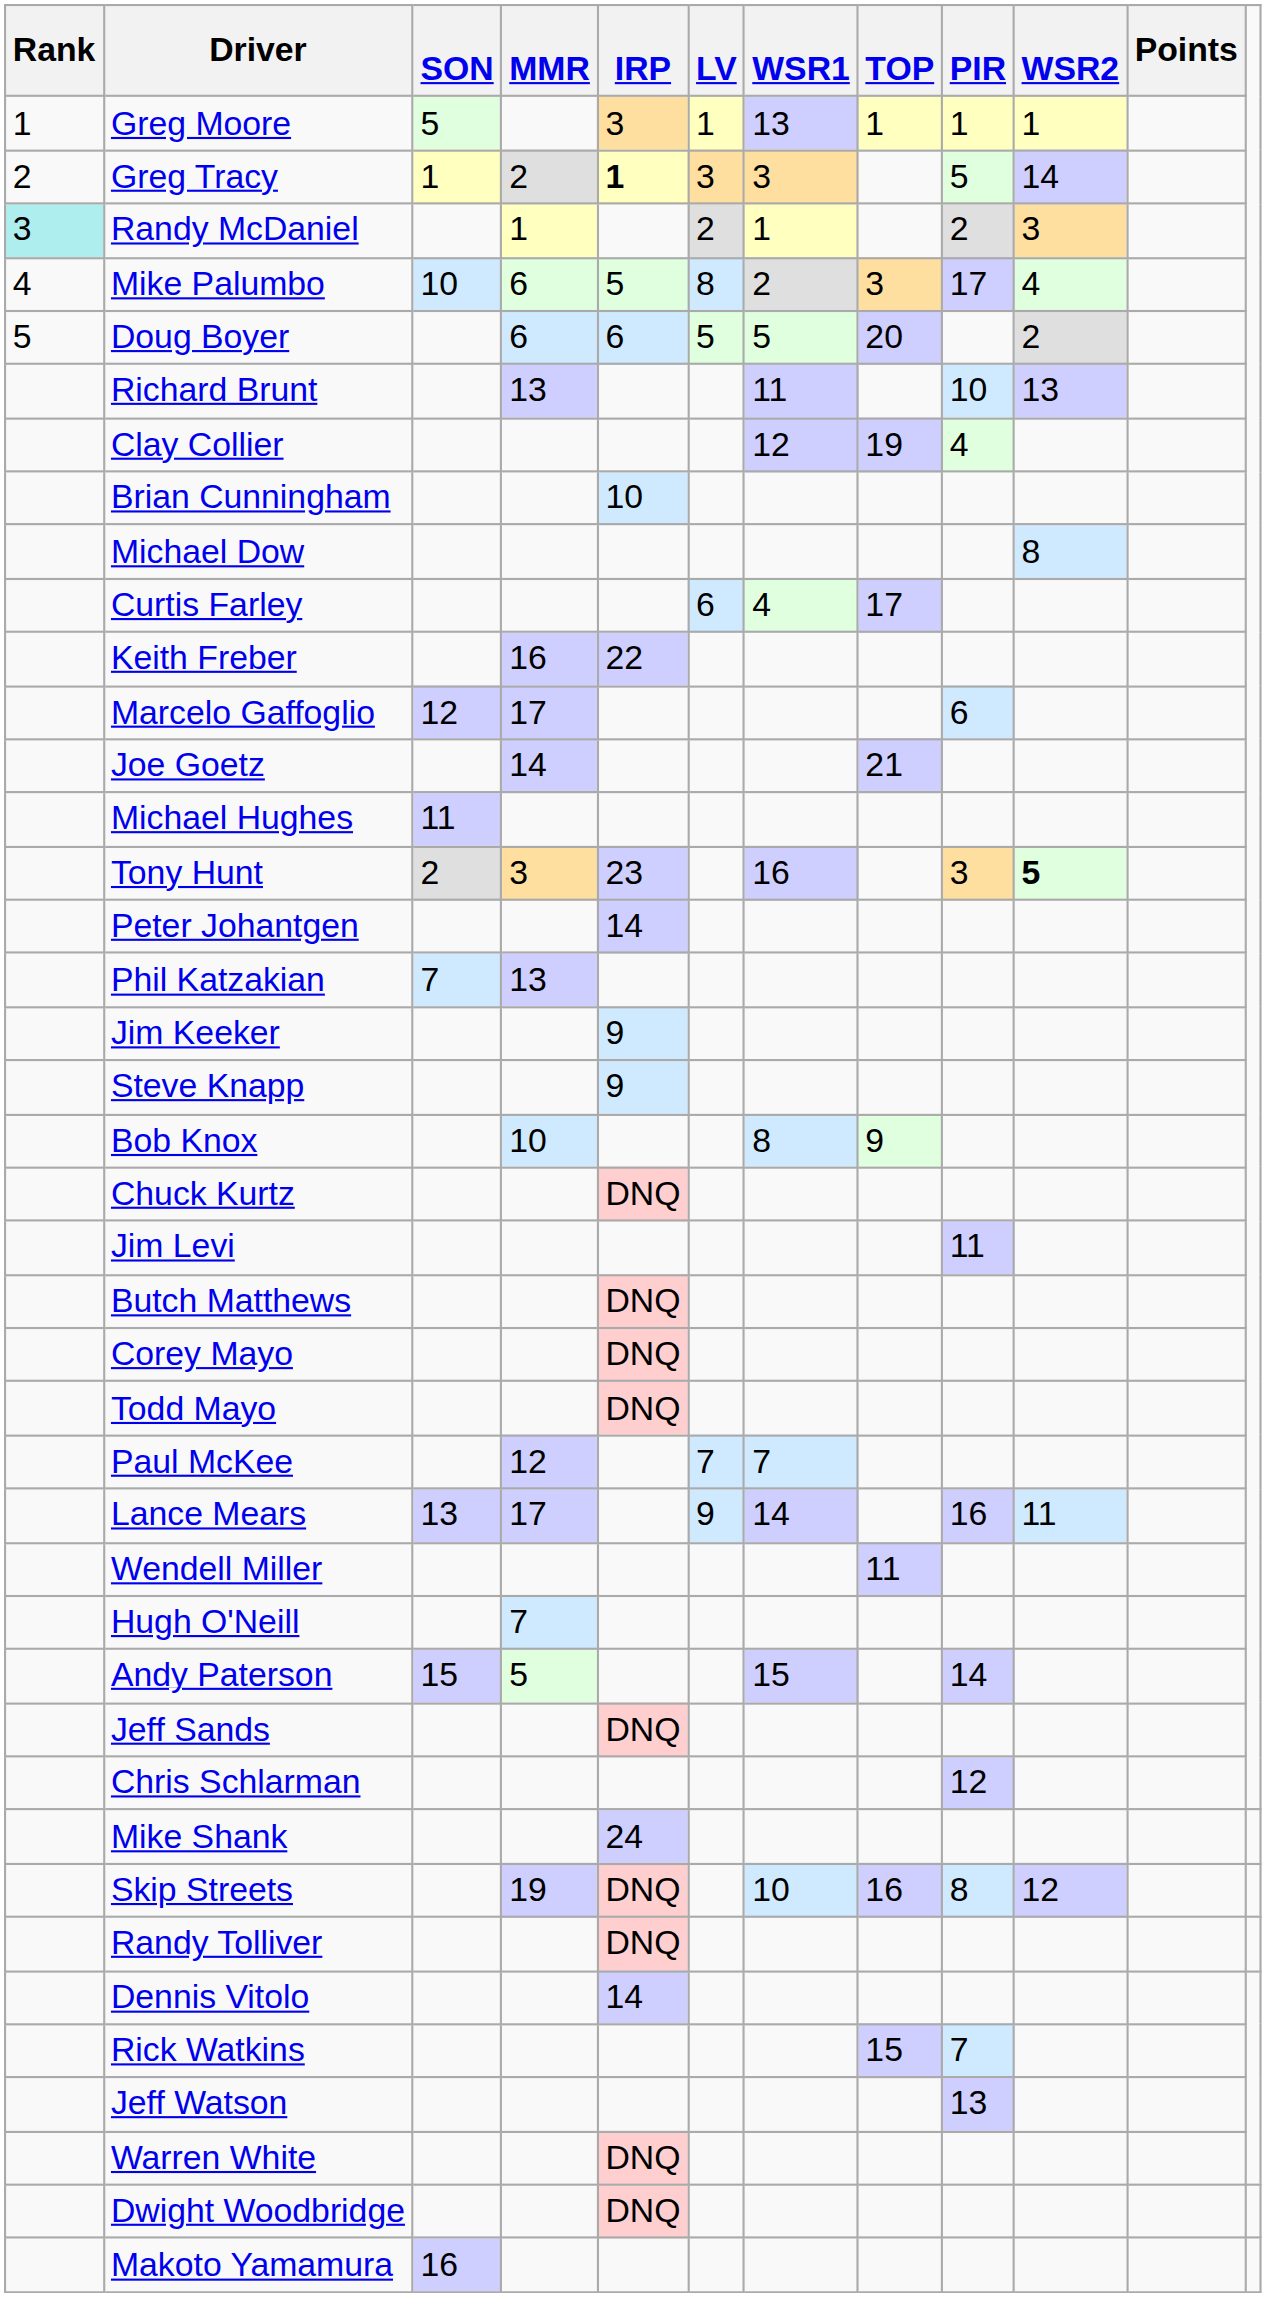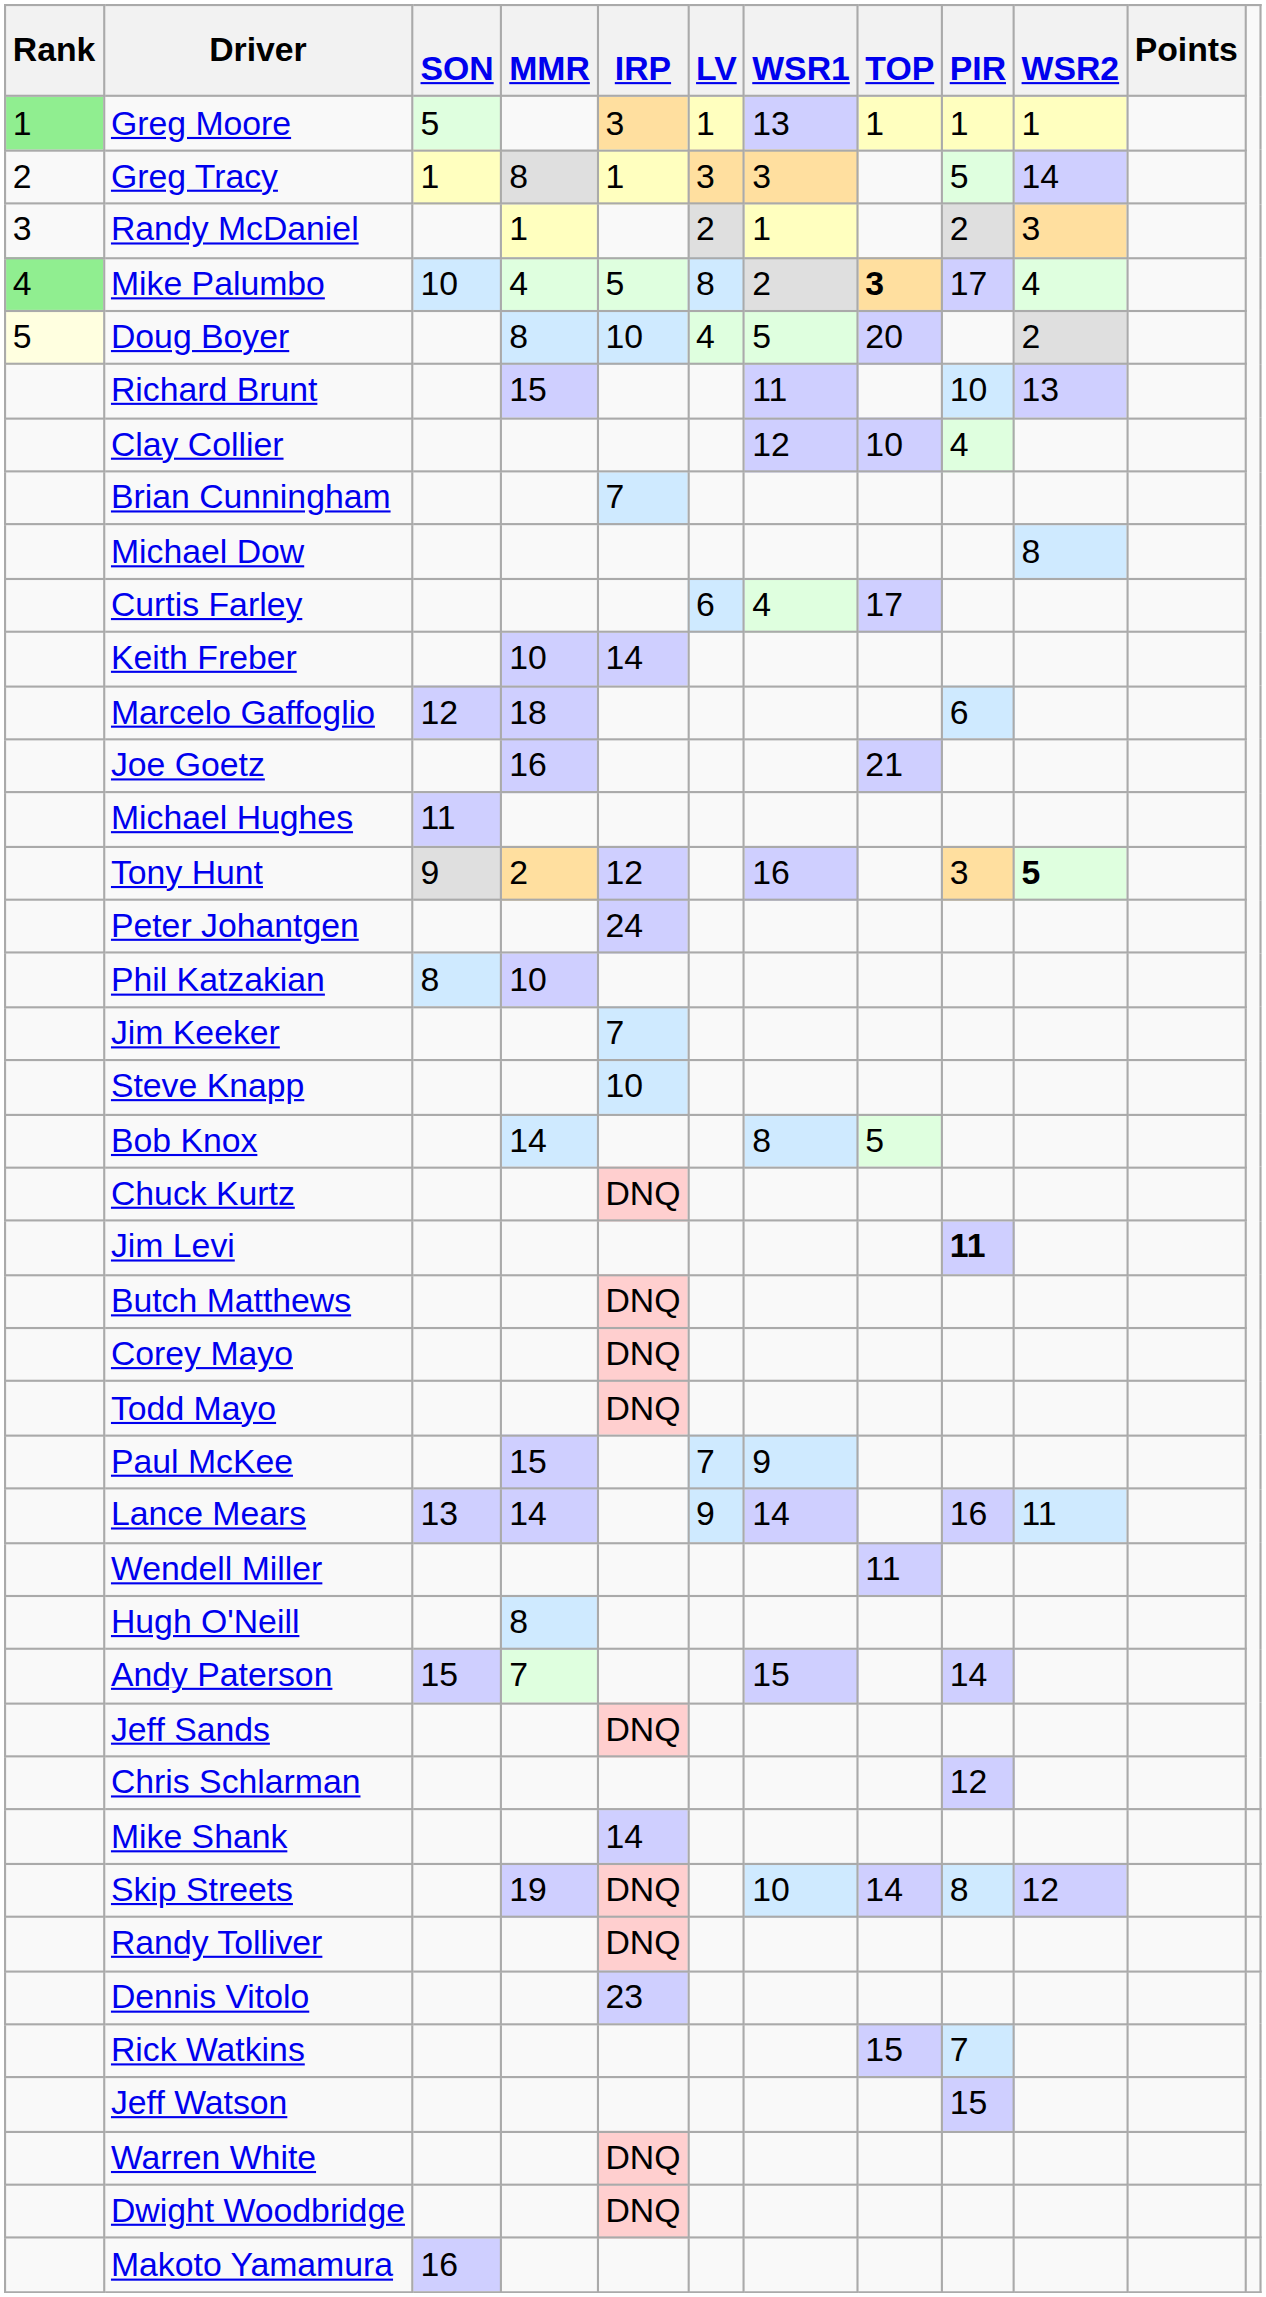(22, 122) no background -> (22, 122) lightgreen background
(519, 176) 2 -> (519, 176) 8
(615, 176) bold -> (615, 176) normal
(22, 229) paleturquoise background -> (22, 229) no background
(22, 283) no background -> (22, 283) lightgreen background
(519, 283) 6 -> (519, 283) 4
(875, 283) normal -> (875, 283) bold
(22, 336) no background -> (22, 336) lightyellow background
(519, 336) 6 -> (519, 336) 8
(615, 336) 6 -> (624, 336) 10
(705, 336) 5 -> (705, 336) 4
(528, 390) 13 -> (528, 390) 15
(884, 444) 19 -> (884, 444) 10
(624, 497) 10 -> (615, 497) 7
(528, 658) 16 -> (528, 658) 10
(624, 658) 22 -> (624, 658) 14
(528, 711) 17 -> (528, 711) 18
(528, 765) 14 -> (528, 765) 16
(430, 872) 2 -> (430, 872) 9
(519, 872) 3 -> (519, 872) 2
(624, 872) 23 -> (624, 872) 12
(624, 925) 14 -> (624, 925) 24
(430, 979) 7 -> (430, 979) 8
(528, 979) 13 -> (528, 979) 10
(615, 1032) 9 -> (615, 1032) 7
(615, 1086) 9 -> (624, 1086) 10
(528, 1140) 10 -> (528, 1140) 14
(875, 1140) 9 -> (875, 1140) 5
(967, 1247) normal -> (968, 1247) bold
(528, 1461) 12 -> (528, 1461) 15
(762, 1461) 7 -> (762, 1461) 9
(528, 1514) 17 -> (528, 1514) 14
(519, 1621) 7 -> (519, 1621) 8
(519, 1675) 5 -> (519, 1675) 7
(624, 1836) 24 -> (624, 1836) 14
(884, 1889) 16 -> (884, 1889) 14
(624, 1996) 14 -> (624, 1996) 23
(969, 2103) 13 -> (969, 2103) 15
